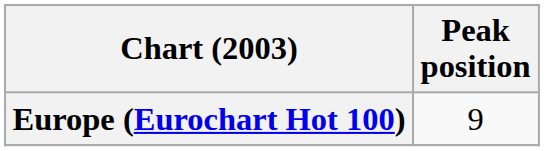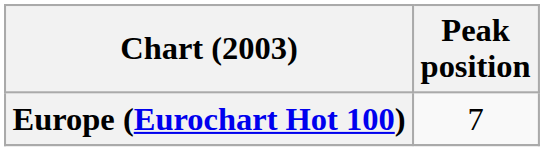(476, 118) 9 -> (476, 118) 7
